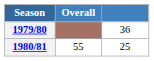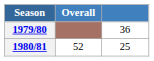(78, 46) 55 -> (78, 46) 52
